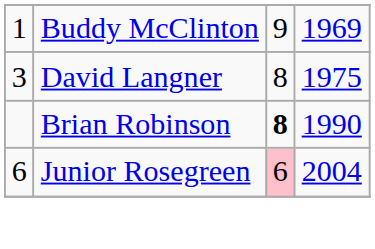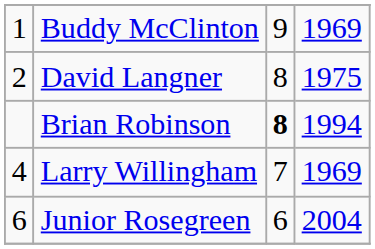(19, 76) 3 -> (19, 76) 2
(332, 123) 1990 -> (332, 123) 1994
+ row: (149, 171)
(280, 171) pink background -> (280, 219) no background
